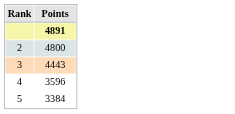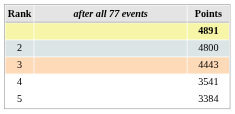+ column: (111, 13)
(55, 82) 3596 -> (208, 82) 3541
